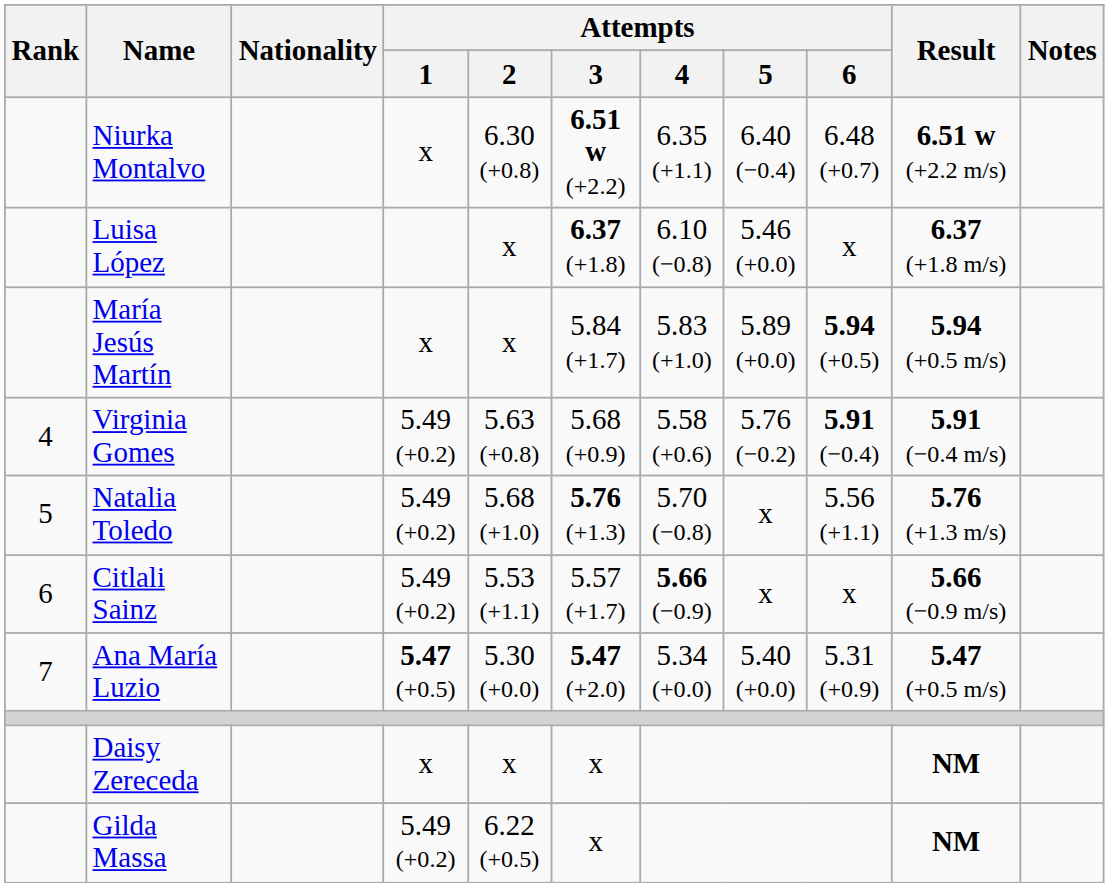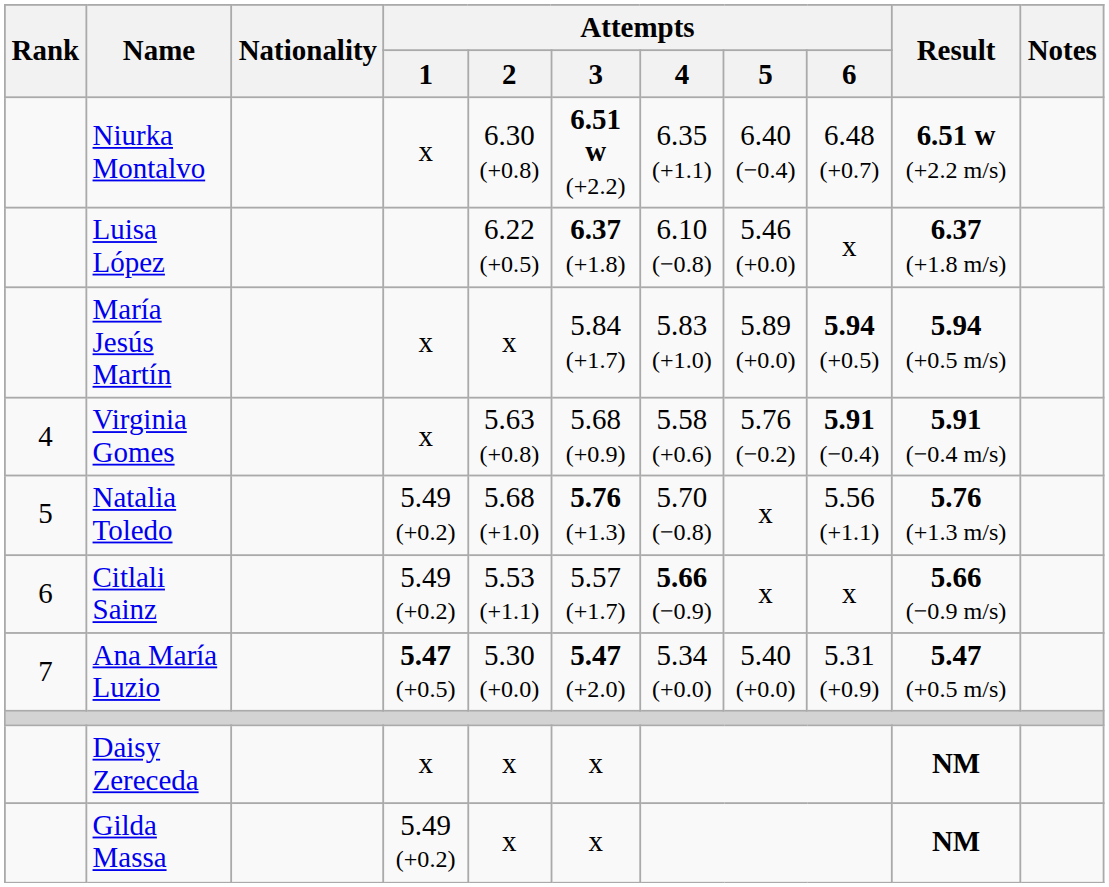(509, 246) x -> (509, 246) 6.22 (+0.5)
(426, 436) 5.49 (+0.2) -> (426, 436) x
(509, 842) 6.22 (+0.5) -> (509, 842) x
